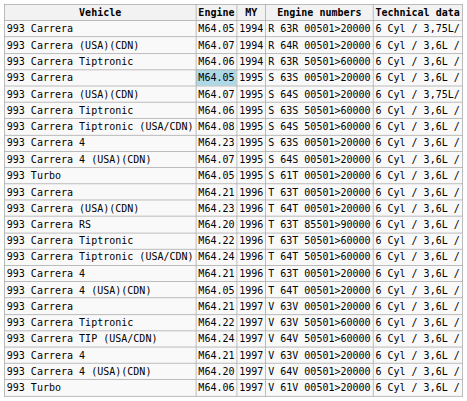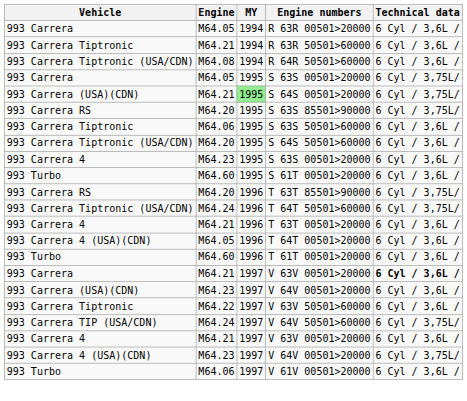(418, 29) 6 Cyl / 3,75L/ -> (418, 29) 6 Cyl / 3,6L /
- row: (73, 45)
(216, 61) M64.06 -> (216, 45) M64.21
+ row: (100, 61)
(216, 78) lightblue background -> (216, 78) no background
(418, 78) 6 Cyl / 3,6L / -> (418, 78) 6 Cyl / 3,75L/
(216, 94) M64.07 -> (216, 94) M64.21
(251, 94) no background -> (251, 94) lightgreen background
+ row: (49, 110)
(216, 127) M64.08 -> (216, 143) M64.20
- row: (79, 159)
(216, 176) M64.05 -> (216, 176) M64.60
- row: (40, 192)
- row: (73, 208)
(418, 225) 6 Cyl / 3,6L / -> (418, 192) 6 Cyl / 3,75L/
- row: (70, 241)
(418, 257) 6 Cyl / 3,6L / -> (418, 208) 6 Cyl / 3,75L/
+ row: (34, 257)
(418, 306) normal -> (418, 274) bold
+ row: (73, 290)
(418, 339) 6 Cyl / 3,6L / -> (418, 323) 6 Cyl / 3,75L/
(216, 371) M64.20 -> (216, 355) M64.23
(418, 371) 6 Cyl / 3,6L / -> (418, 355) 6 Cyl / 3,75L/
